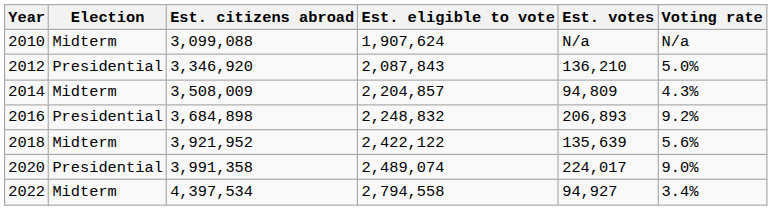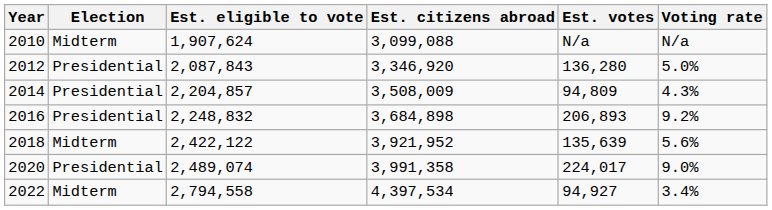columns swapped: (262, 17) <-> (458, 17)
(594, 67) 136,210 -> (594, 67) 136,280
(85, 92) Midterm -> (108, 92) Presidential
